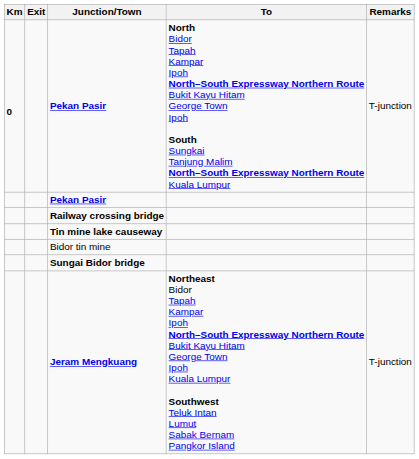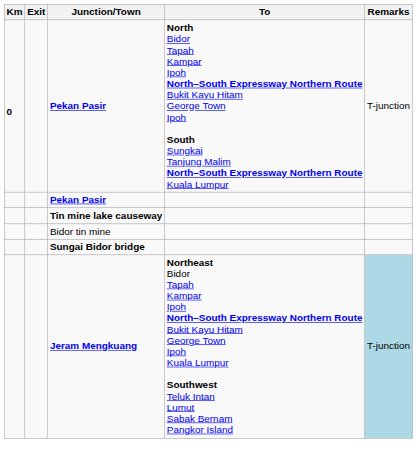- row: (107, 215)
(390, 362) no background -> (389, 346) lightblue background
